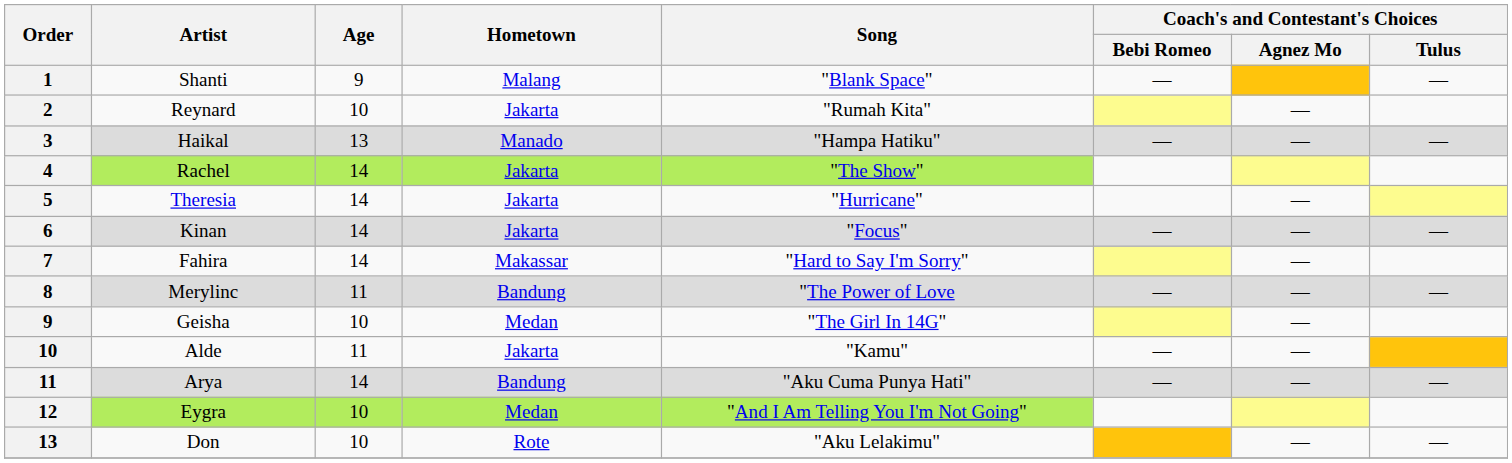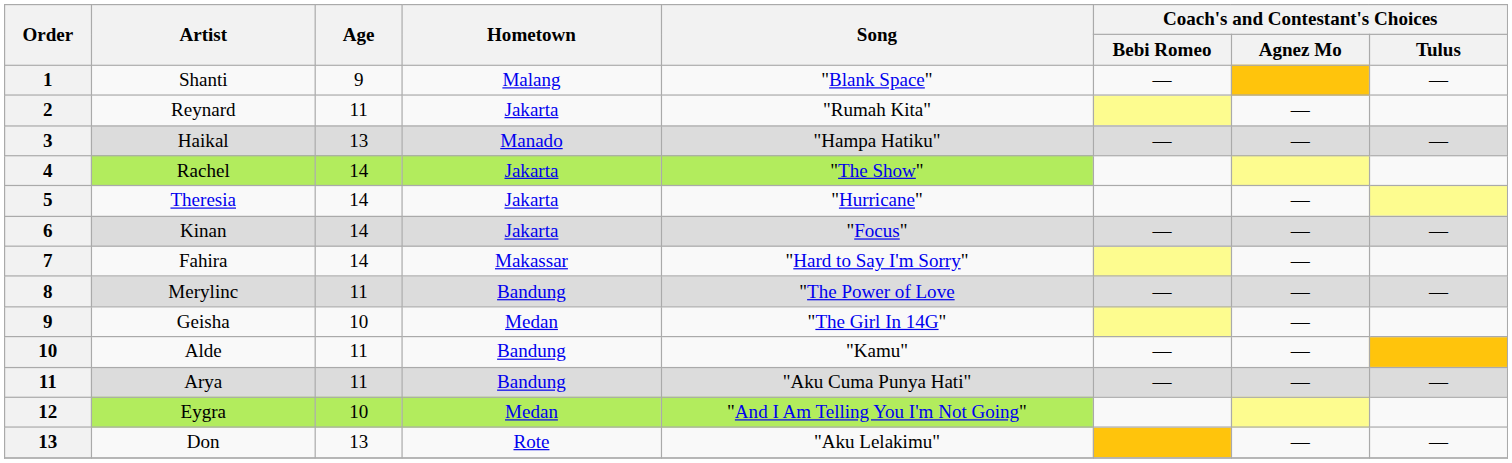(359, 110) 10 -> (359, 110) 11
(531, 351) Jakarta -> (531, 351) Bandung
(359, 381) 14 -> (359, 381) 11
(359, 442) 10 -> (359, 442) 13
